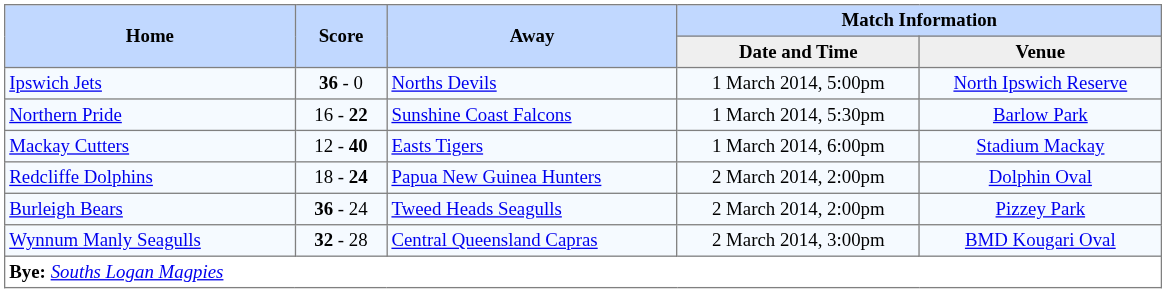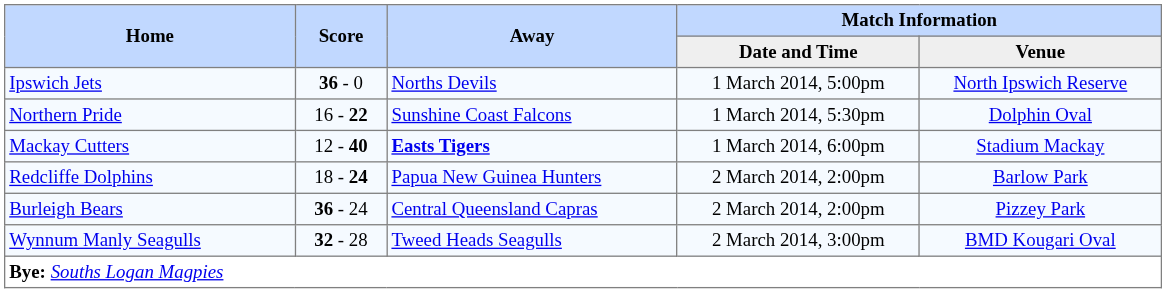(1040, 114) Barlow Park -> (1040, 114) Dolphin Oval
(437, 145) normal -> (441, 145) bold
(1040, 177) Dolphin Oval -> (1040, 177) Barlow Park
(477, 208) Tweed Heads Seagulls -> (495, 208) Central Queensland Capras
(495, 240) Central Queensland Capras -> (477, 240) Tweed Heads Seagulls
